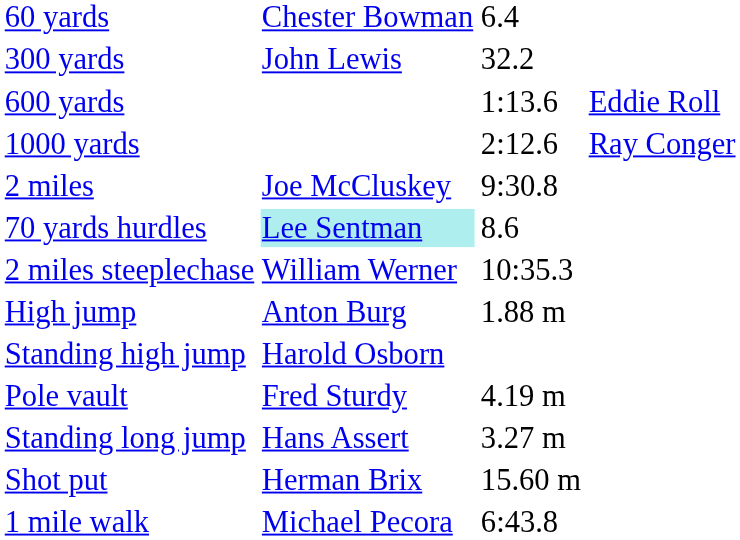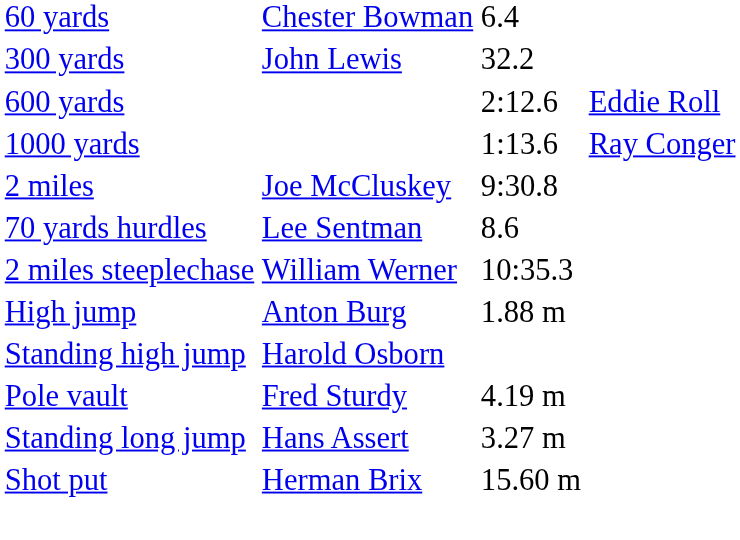(519, 101) 1:13.6 -> (519, 101) 2:12.6
(519, 143) 2:12.6 -> (519, 143) 1:13.6
(342, 227) paleturquoise background -> (342, 227) no background
- row: (77, 521)
